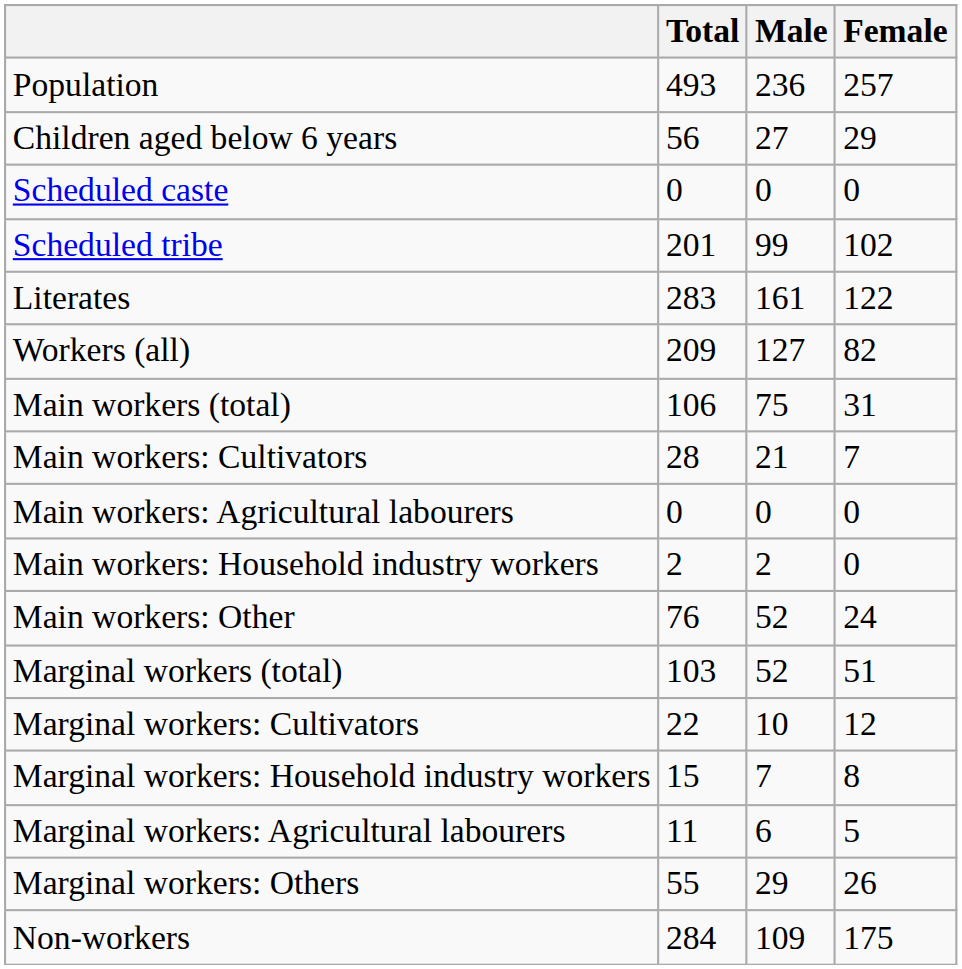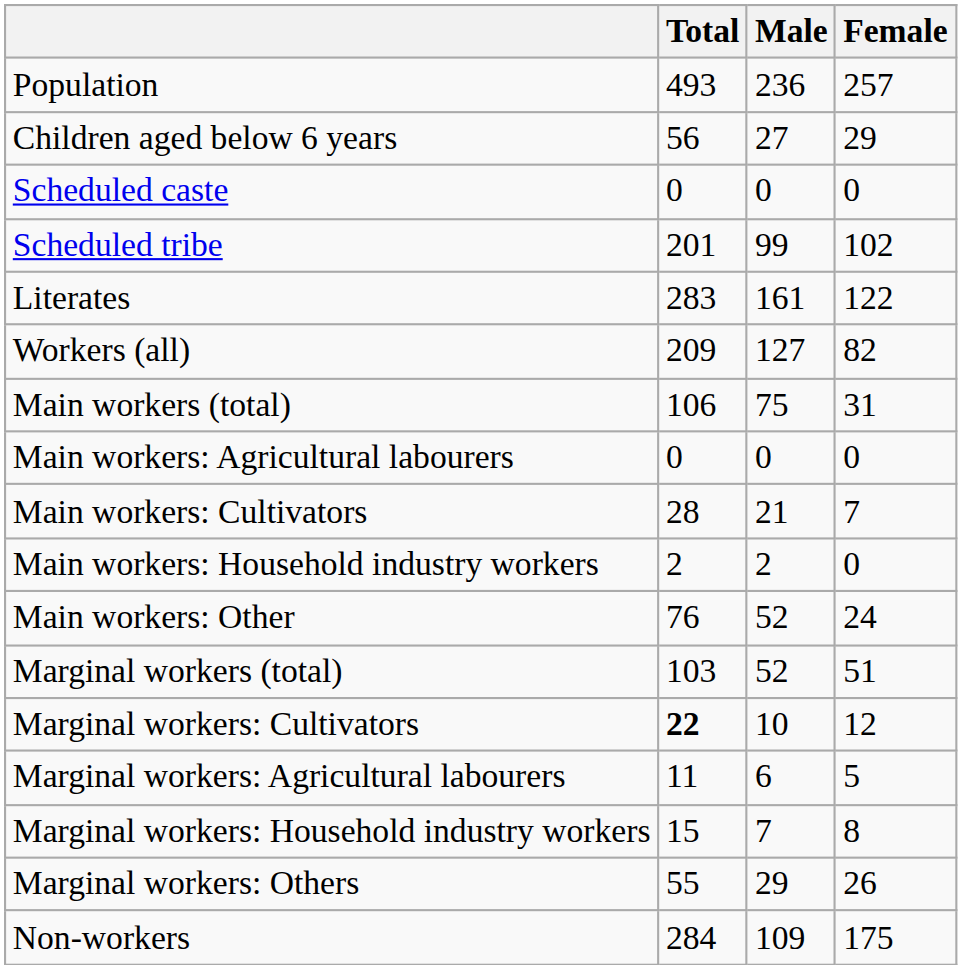rows swapped: (190, 457) <-> (263, 510)
(683, 723) normal -> (683, 723) bold
rows swapped: (289, 830) <-> (332, 777)
